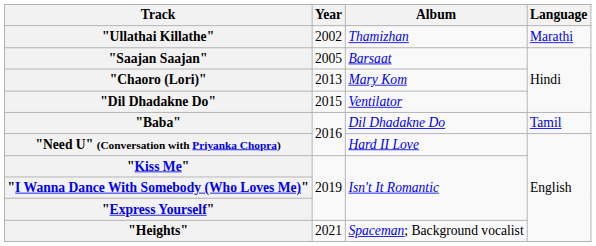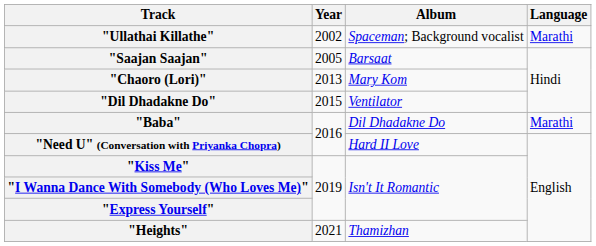(379, 36) Thamizhan -> (436, 36) Spaceman; Background vocalist
(546, 123) Tamil -> (551, 123) Marathi
(436, 230) Spaceman; Background vocalist -> (379, 230) Thamizhan
